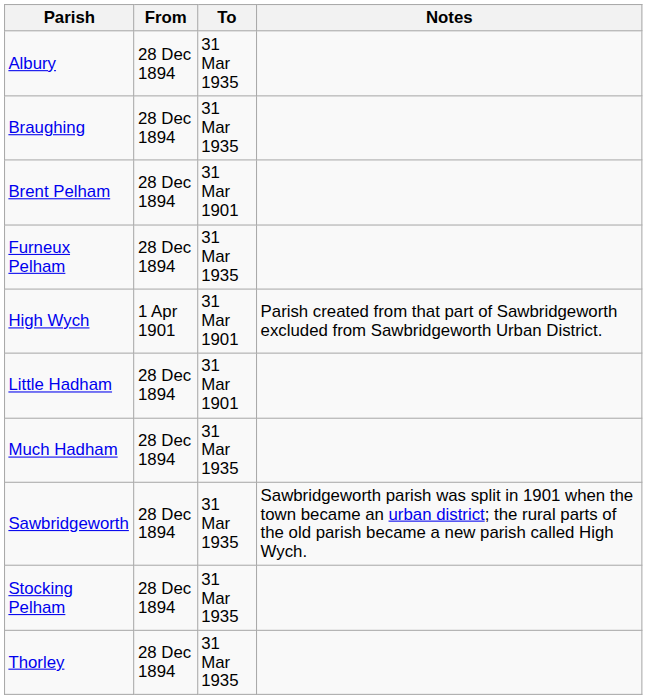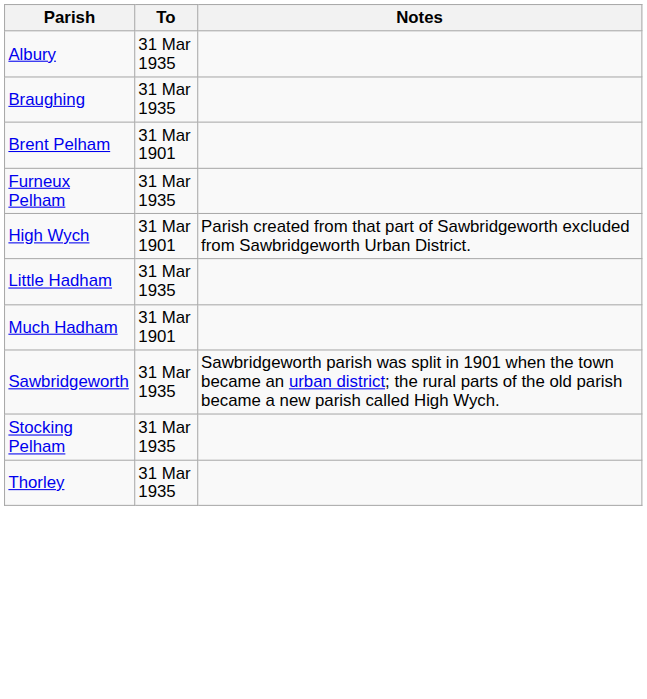- column: (166, 17)
(220, 385) 31 Mar 1901 -> (164, 281) 31 Mar 1935
(220, 450) 31 Mar 1935 -> (164, 327) 31 Mar 1901
